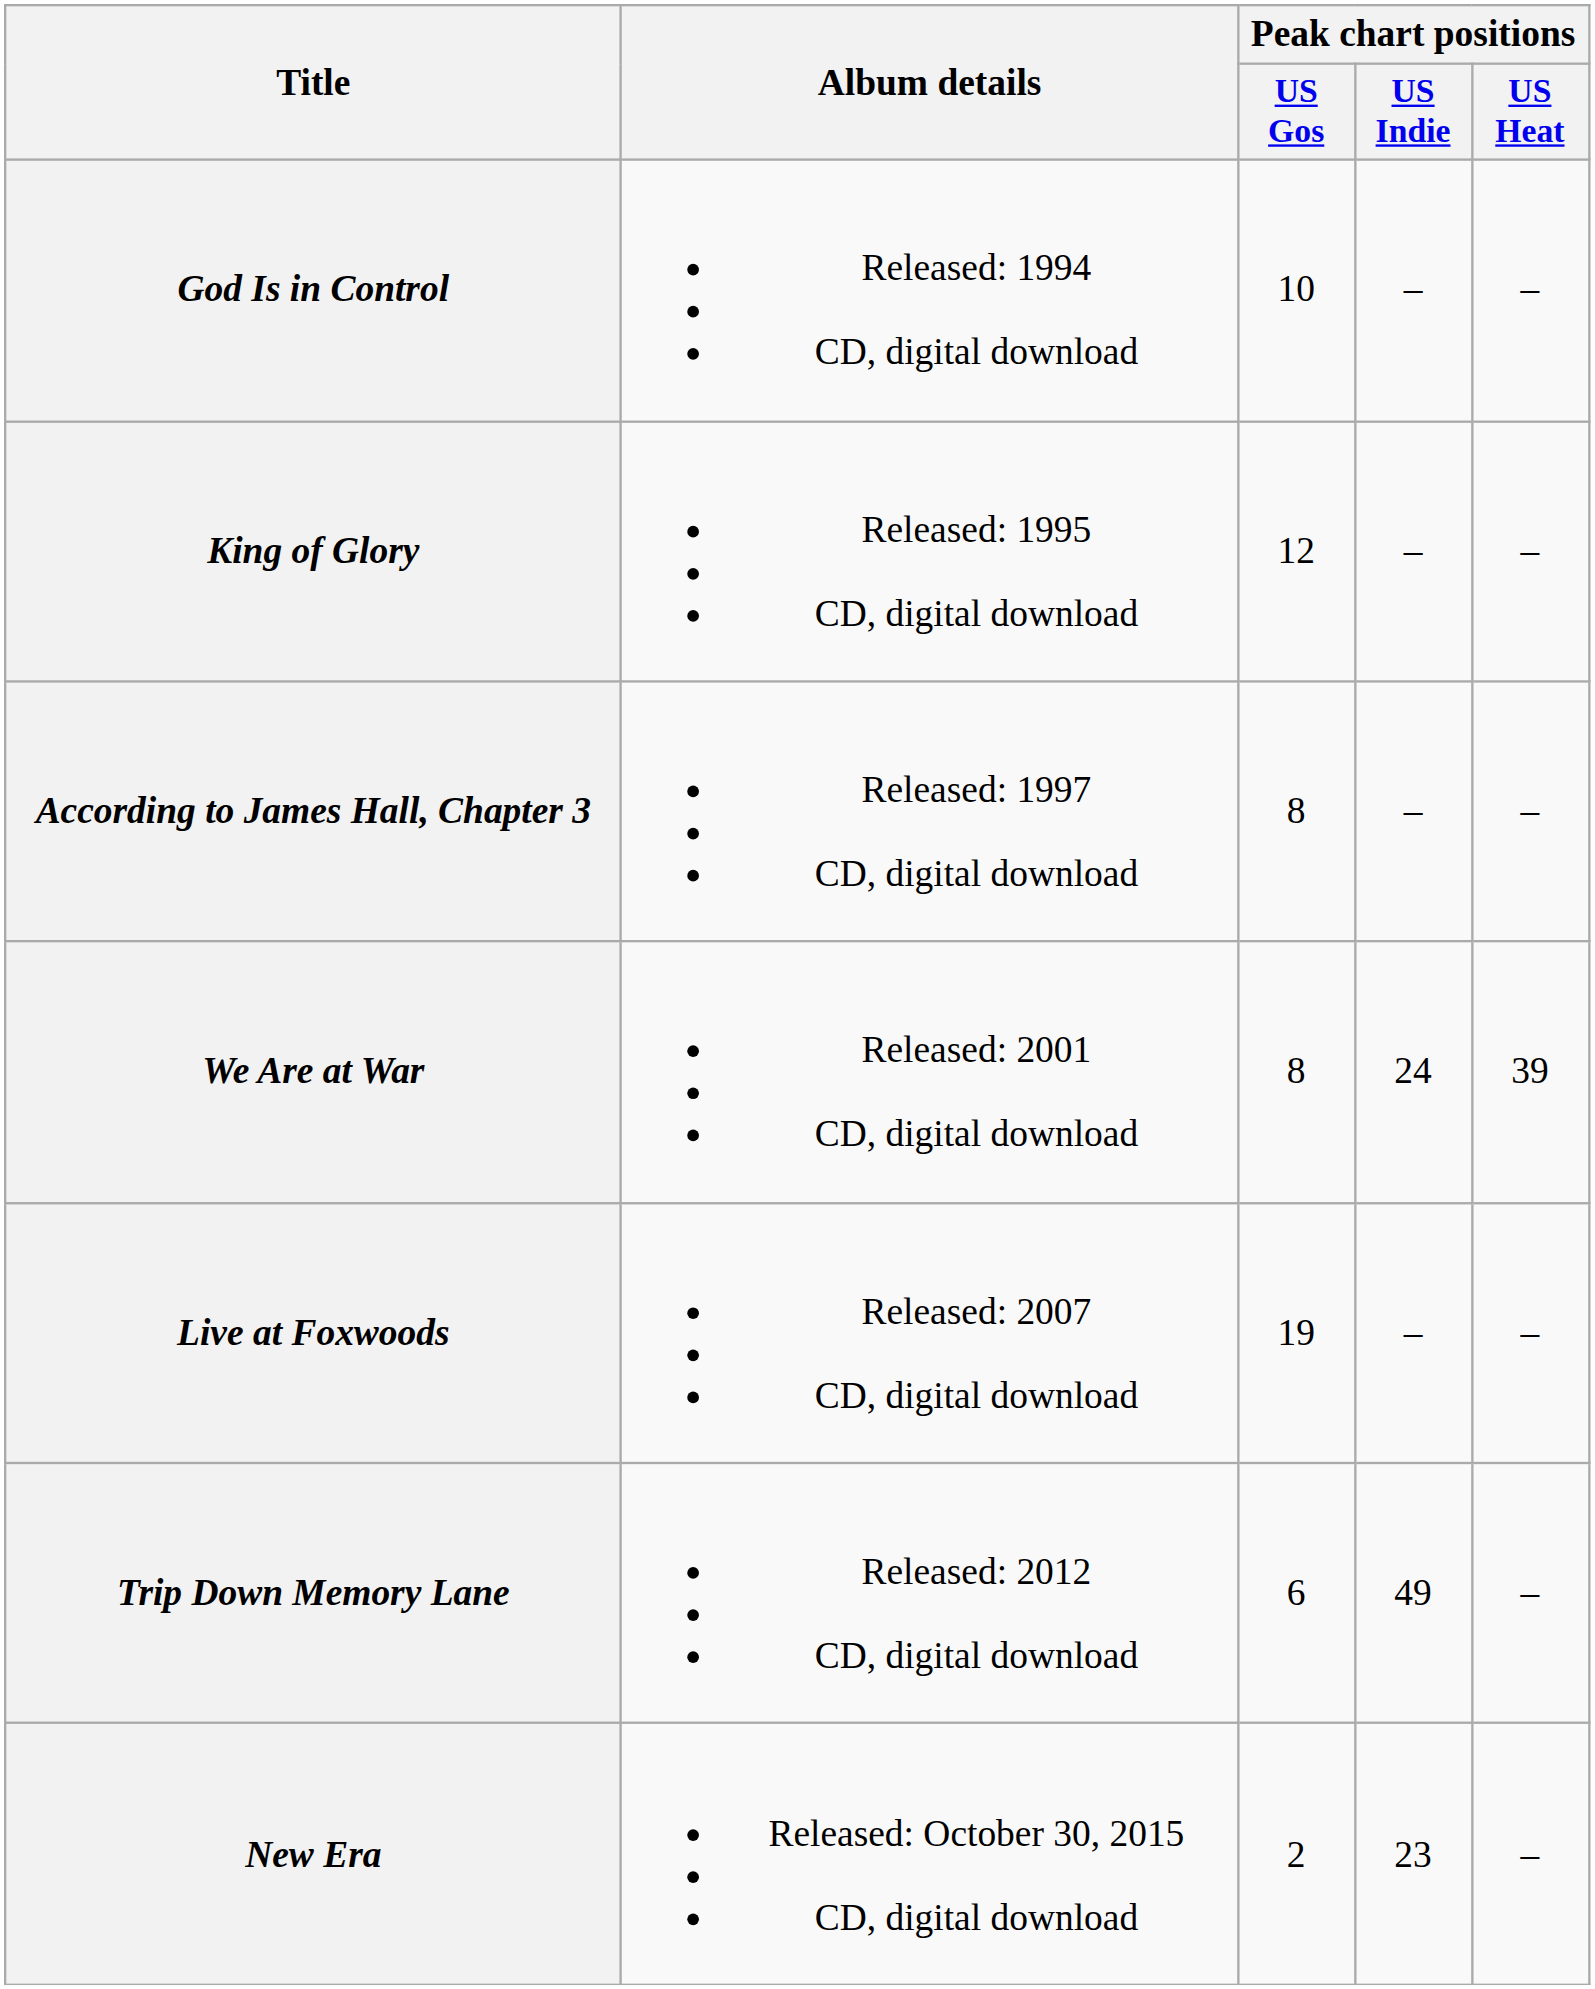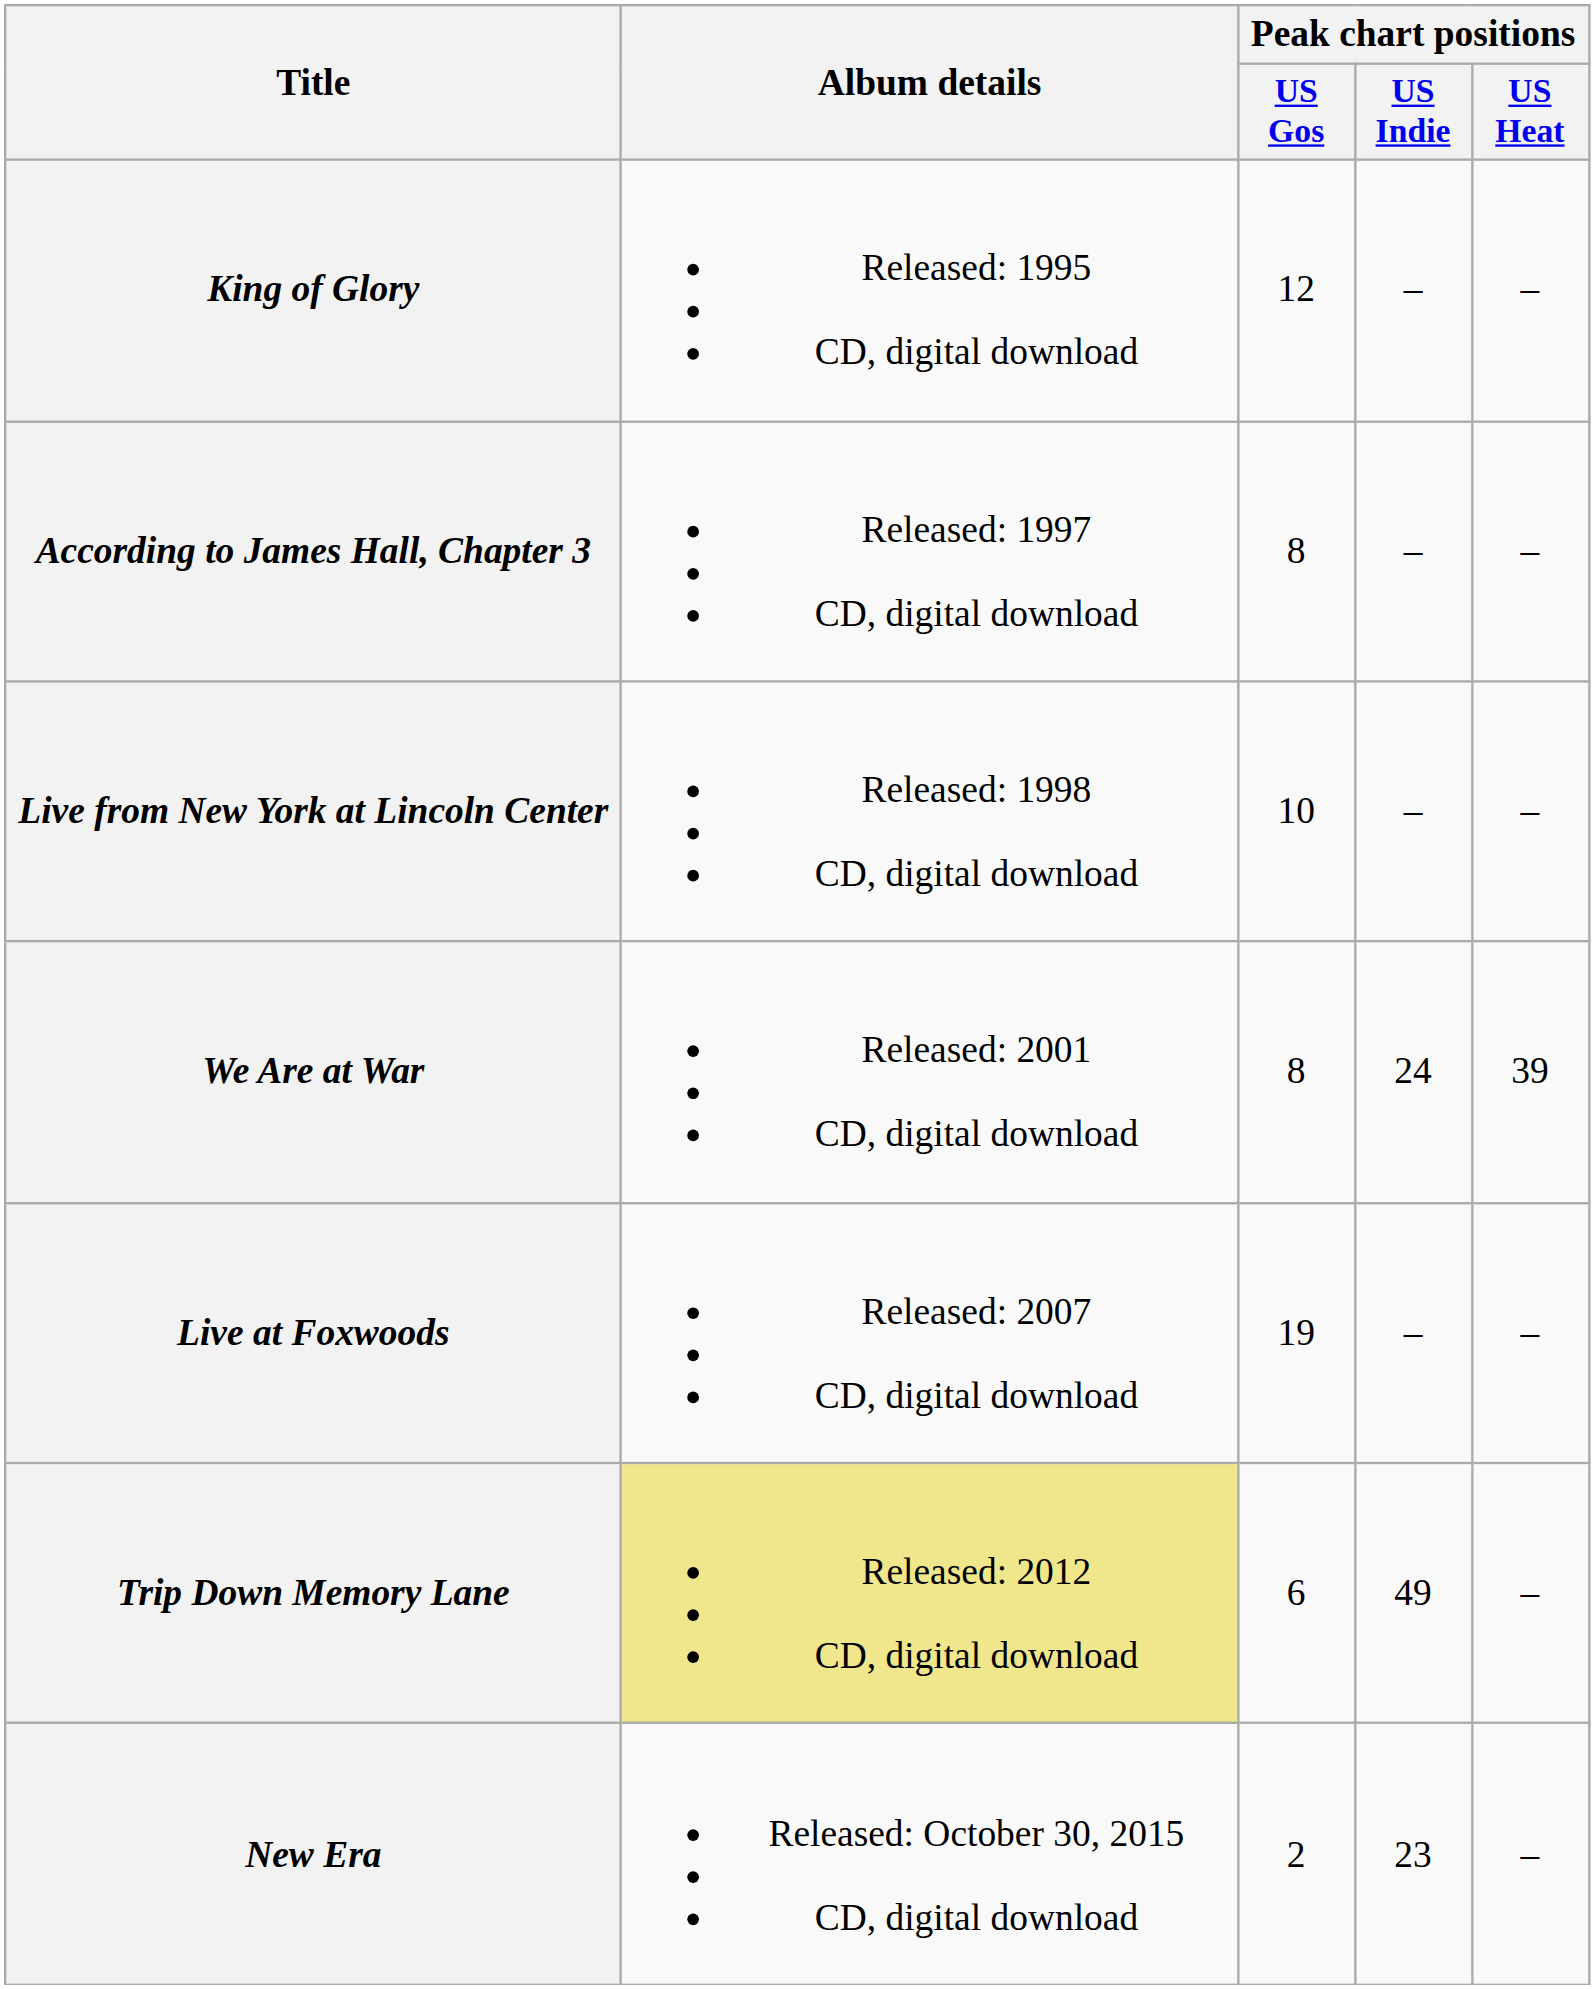- row: (313, 289)
+ row: (313, 810)
(930, 1614) no background -> (930, 1614) khaki background
